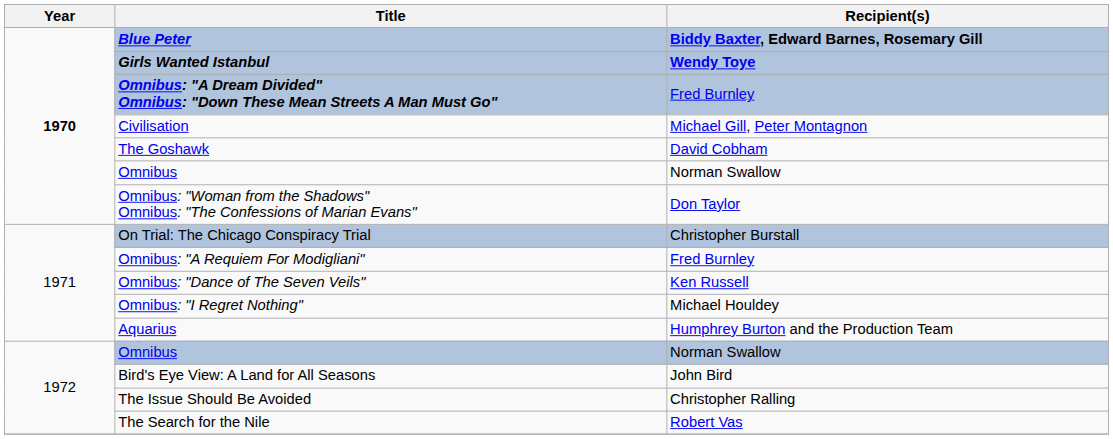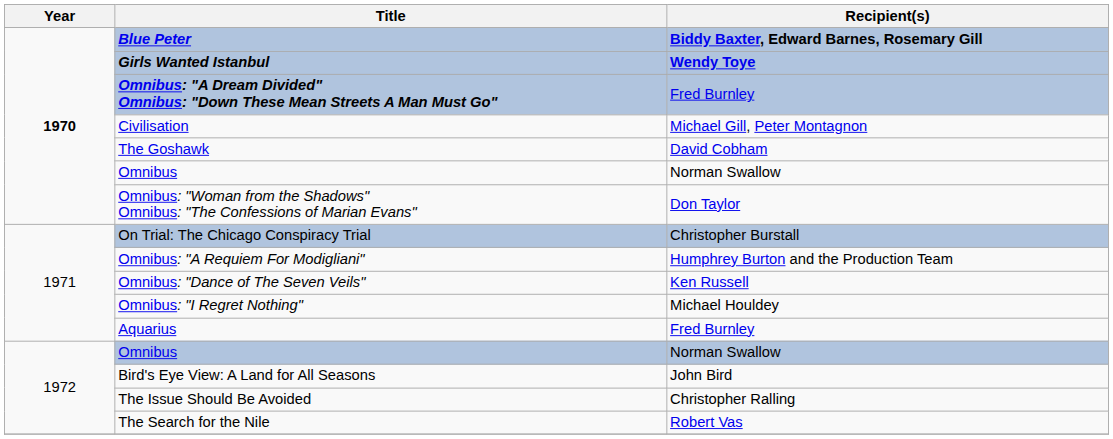(712, 259) Fred Burnley -> (812, 259) Humphrey Burton and the Production Team
(812, 329) Humphrey Burton and the Production Team -> (712, 329) Fred Burnley
